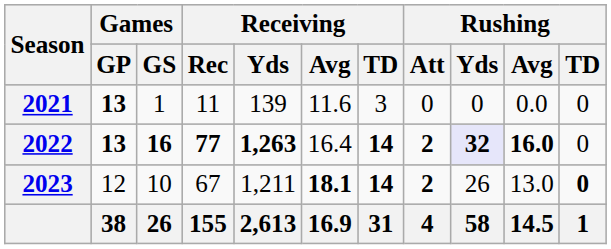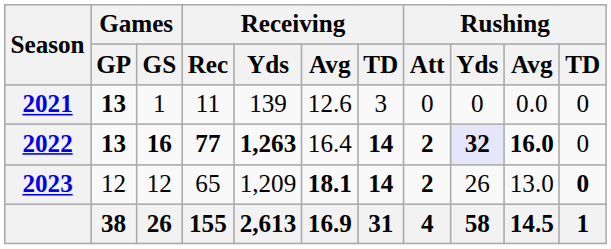(330, 104) 11.6 -> (330, 104) 12.6
(159, 183) 10 -> (159, 183) 12
(208, 183) 67 -> (208, 183) 65
(268, 183) 1,211 -> (268, 183) 1,209
